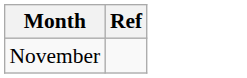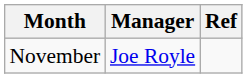+ column: (153, 21)
